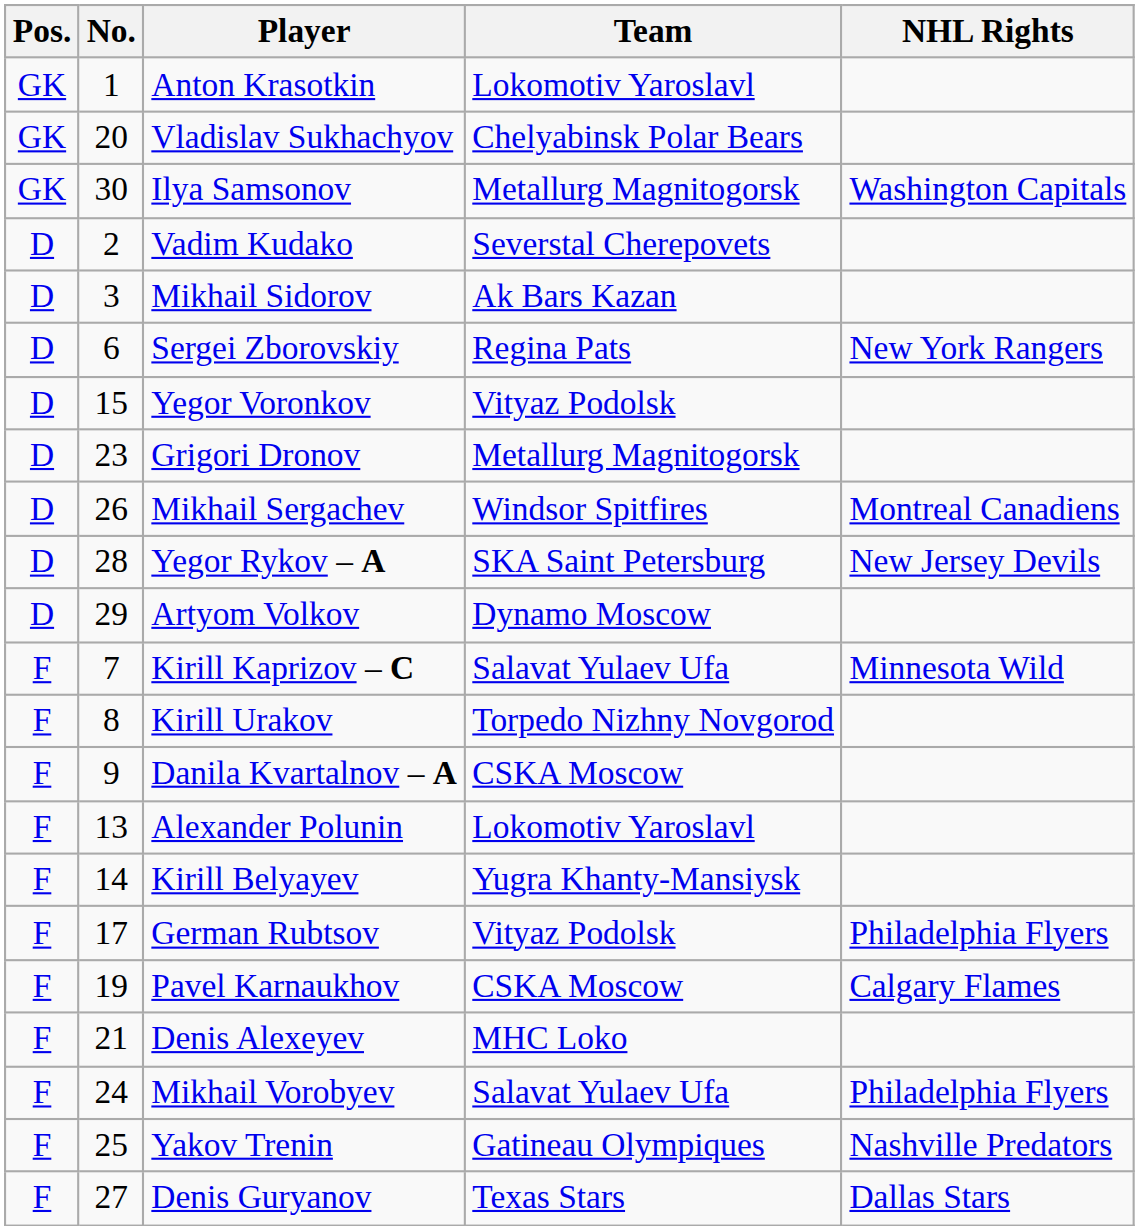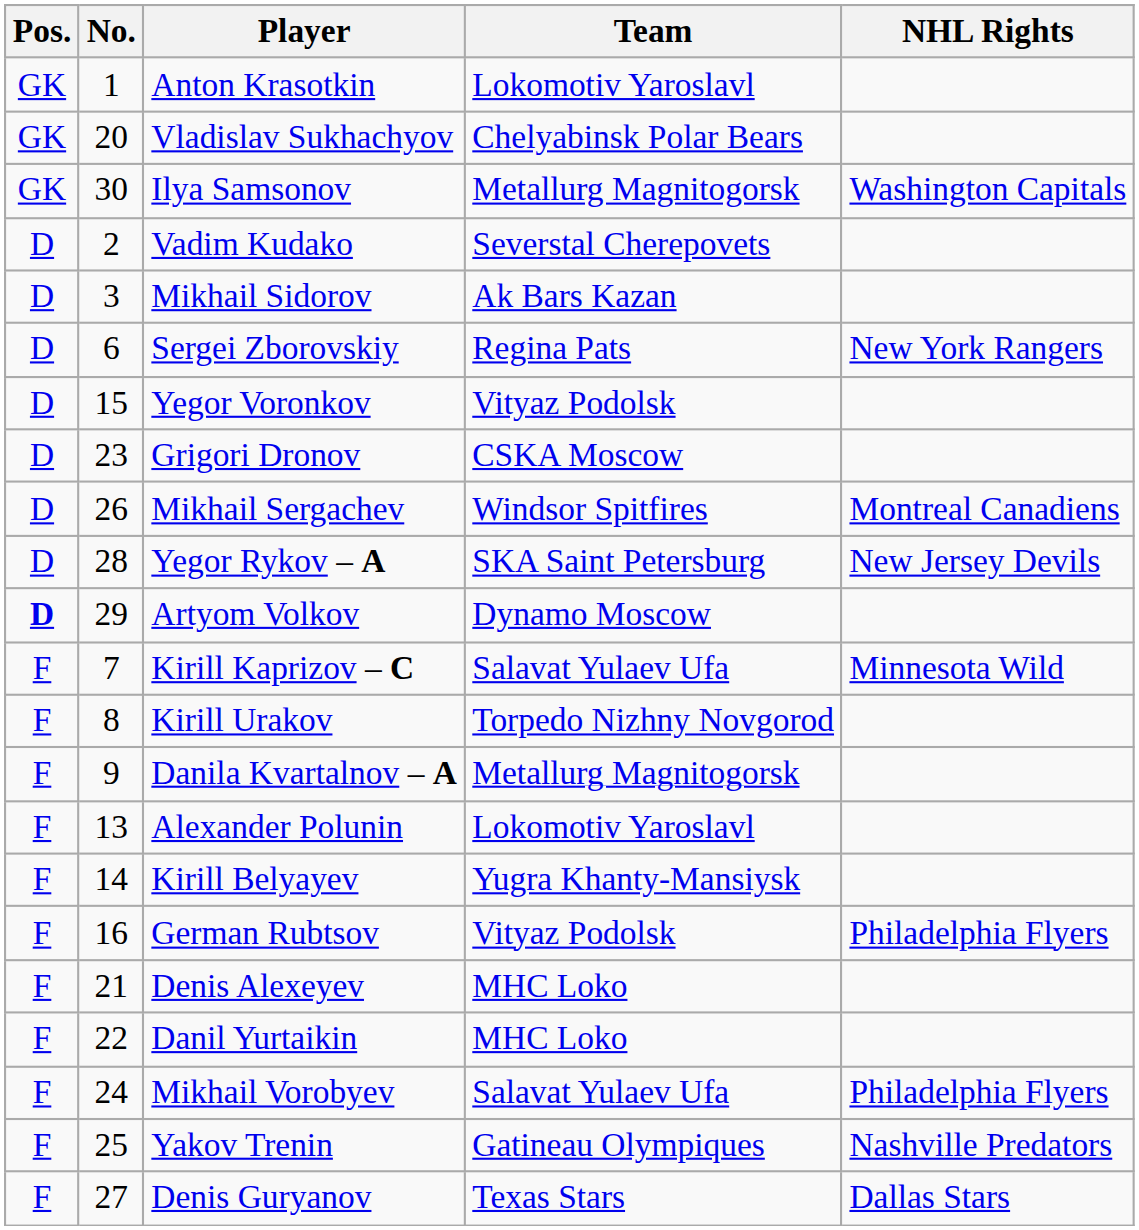(636, 455) Metallurg Magnitogorsk -> (578, 455) CSKA Moscow
(42, 614) normal -> (42, 614) bold
(578, 773) CSKA Moscow -> (636, 773) Metallurg Magnitogorsk
(111, 932) 17 -> (111, 932) 16
- row: (275, 985)
+ row: (254, 1038)
